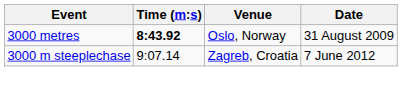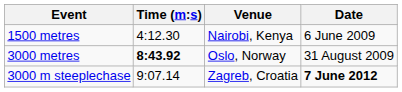+ row: (43, 35)
(340, 55) normal -> (341, 76) bold
